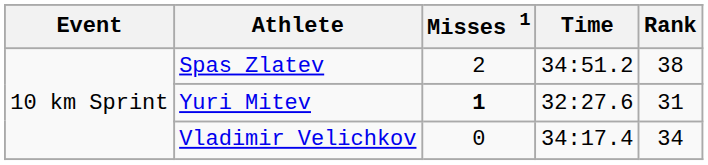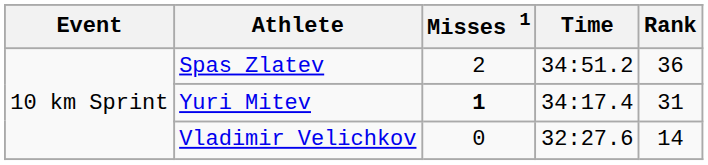(670, 65) 38 -> (670, 65) 36
(587, 102) 32:27.6 -> (587, 102) 34:17.4
(587, 139) 34:17.4 -> (587, 139) 32:27.6
(670, 139) 34 -> (670, 139) 14
